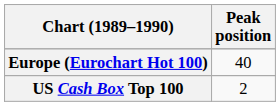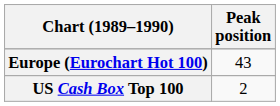(243, 62) 40 -> (243, 62) 43
